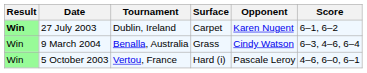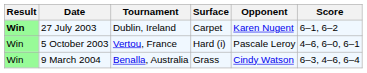rows swapped: (75, 59) <-> (71, 43)
